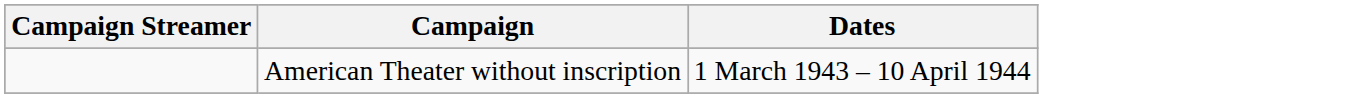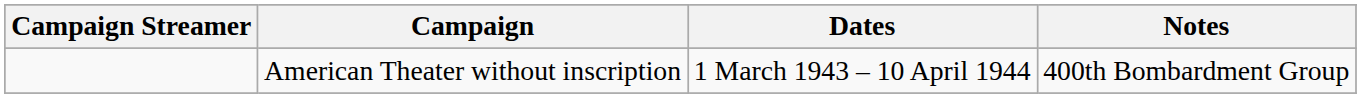+ column: (1196, 26)
